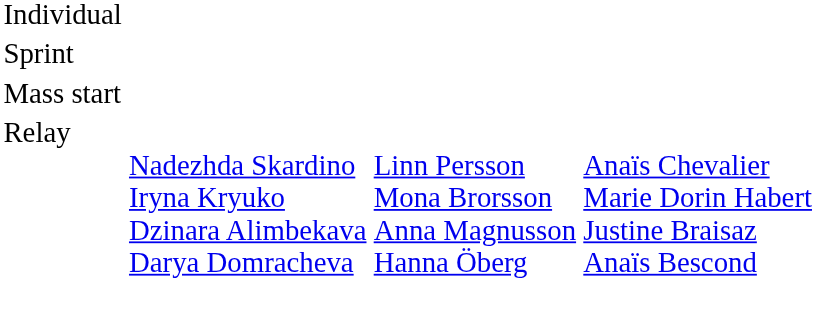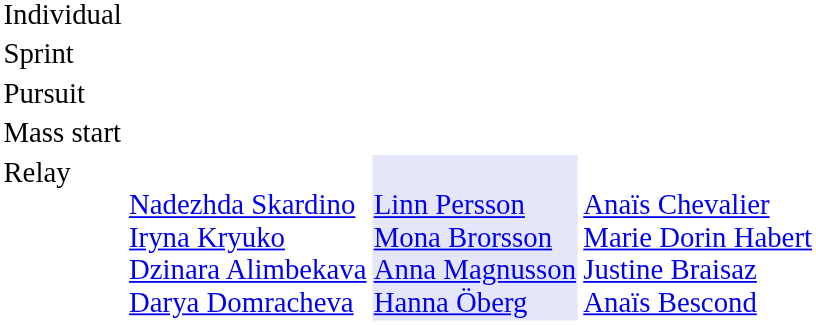+ row: (44, 93)
(475, 213) no background -> (475, 253) lavender background
